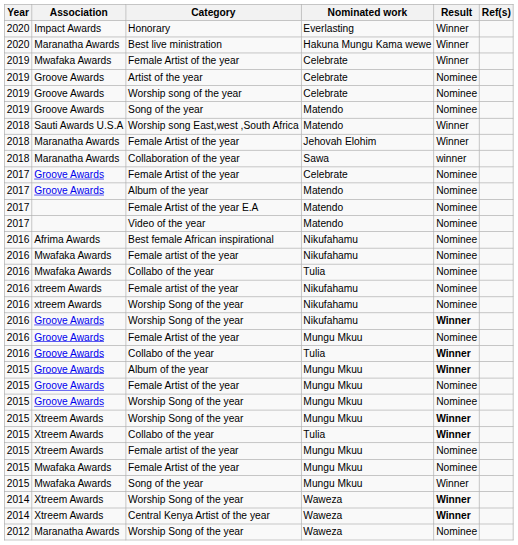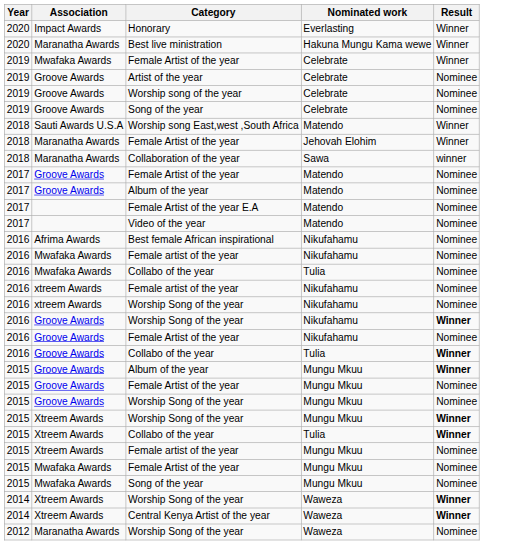- column: (496, 12)
(323, 110) Matendo -> (326, 110) Celebrate
(326, 175) Celebrate -> (323, 175) Matendo
(333, 337) Mungu Mkuu -> (331, 337) Nikufahamu
(452, 483) Winner -> (457, 483) Nominee
